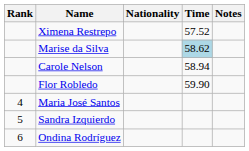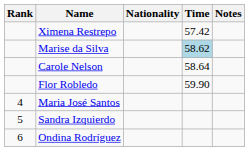(197, 31) 57.52 -> (197, 31) 57.42
(197, 66) 58.94 -> (197, 66) 58.64
